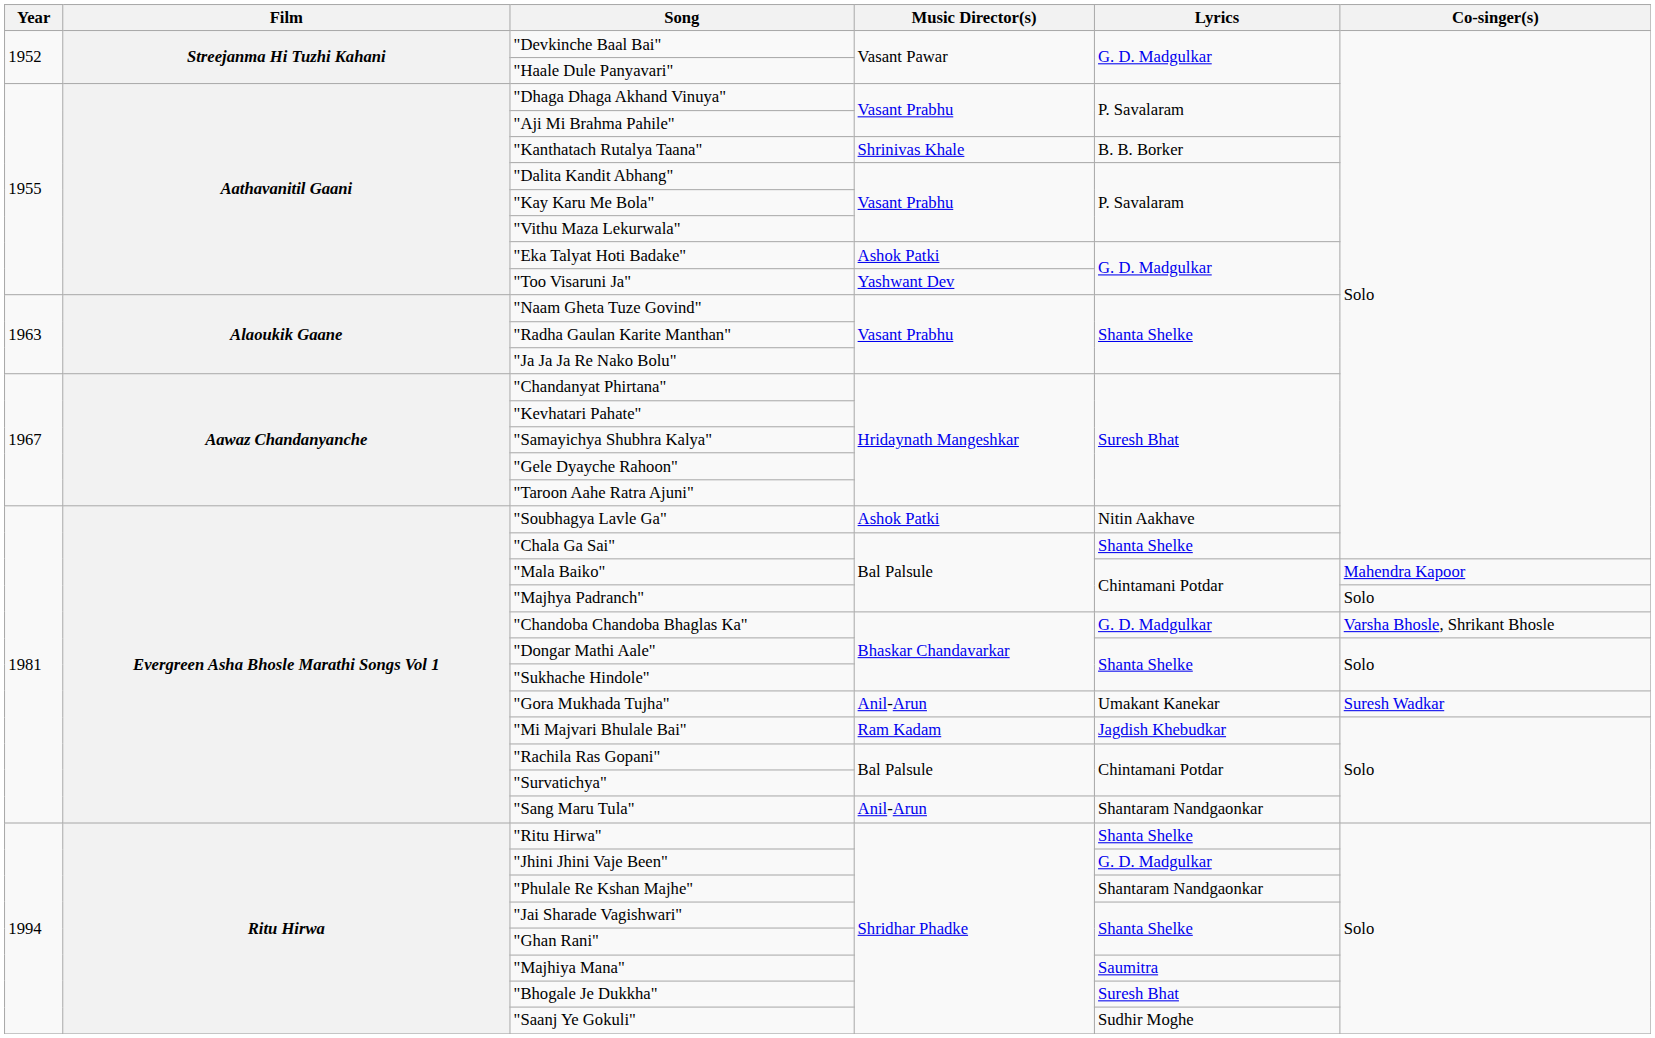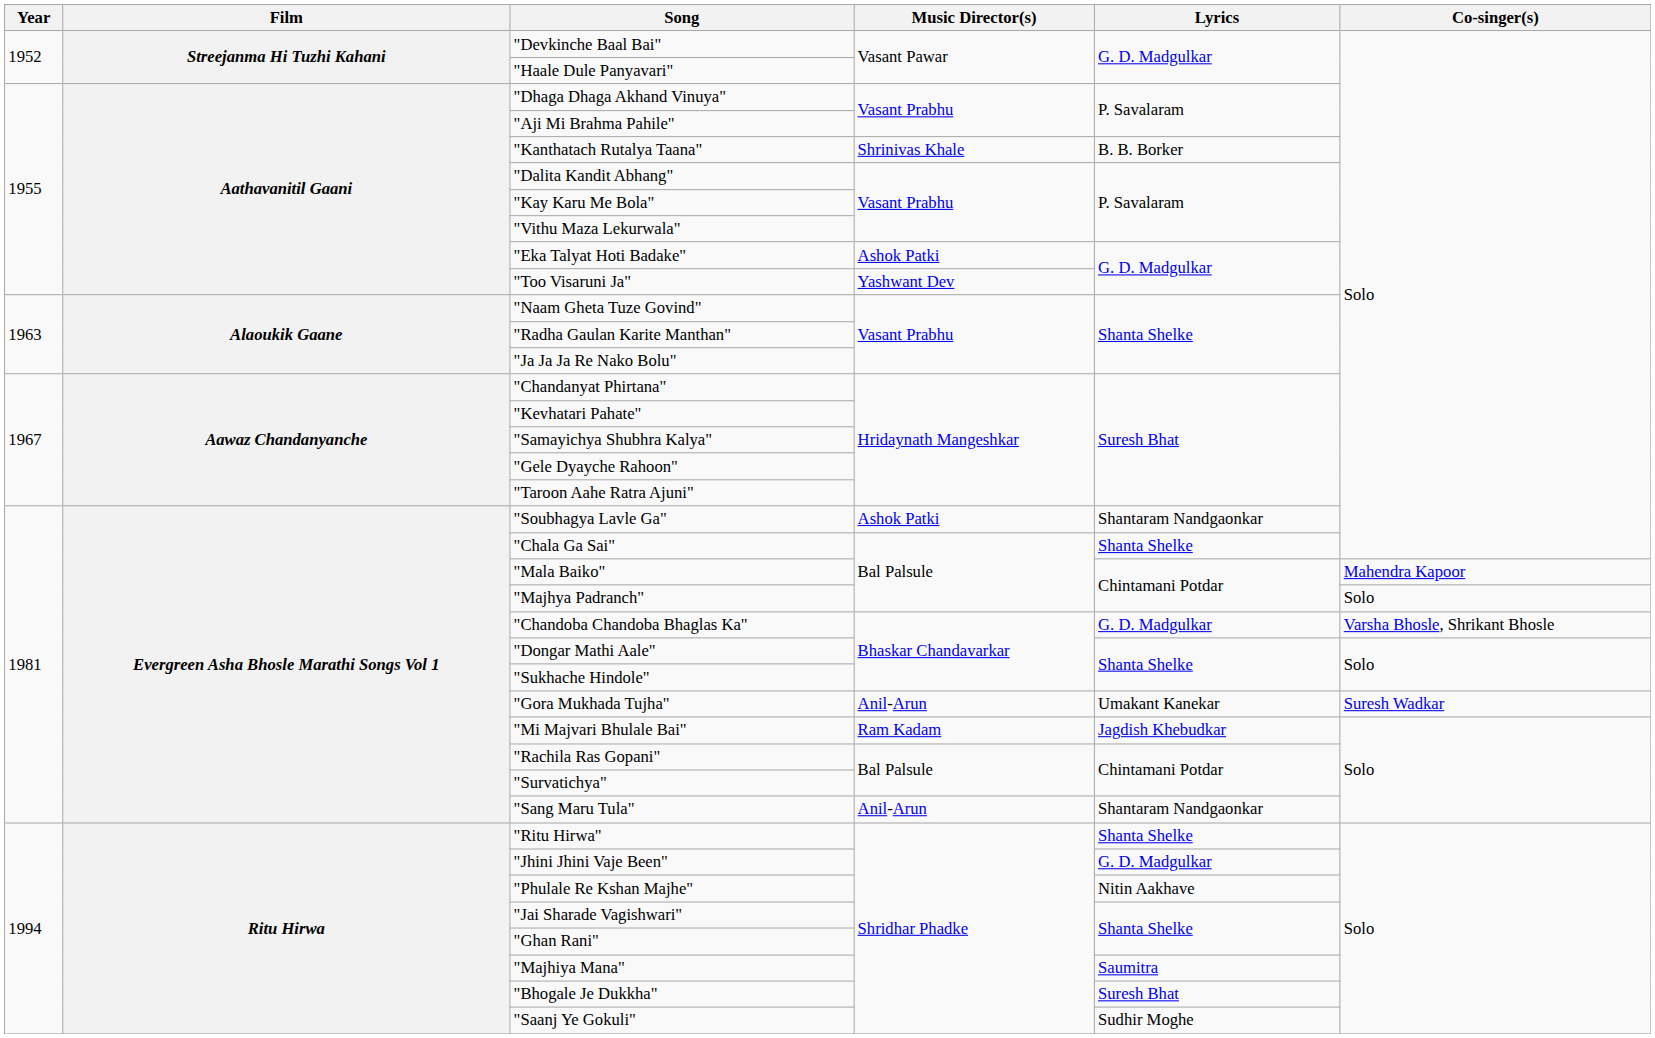(1146, 519) Nitin Aakhave -> (1181, 519) Shantaram Nandgaonkar
(1181, 888) Shantaram Nandgaonkar -> (1146, 888) Nitin Aakhave
